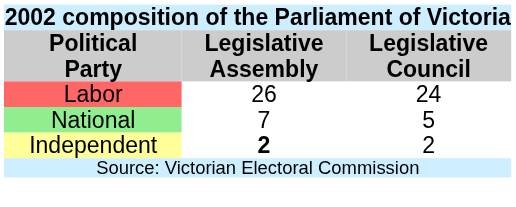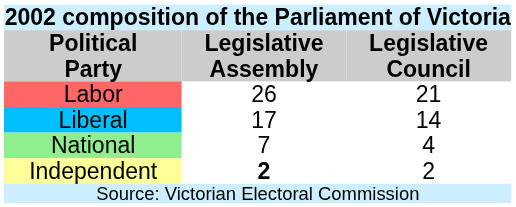(429, 94) 24 -> (429, 94) 21
+ row: (93, 119)
(429, 119) 5 -> (429, 145) 4
